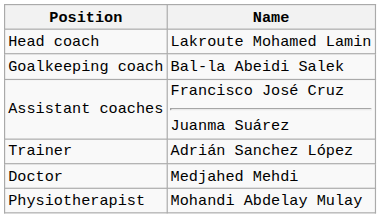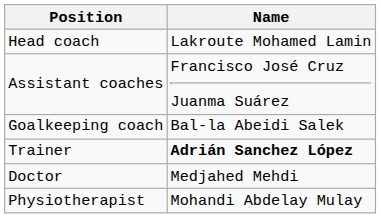rows swapped: (86, 109) <-> (86, 67)
(262, 151) normal -> (262, 151) bold
